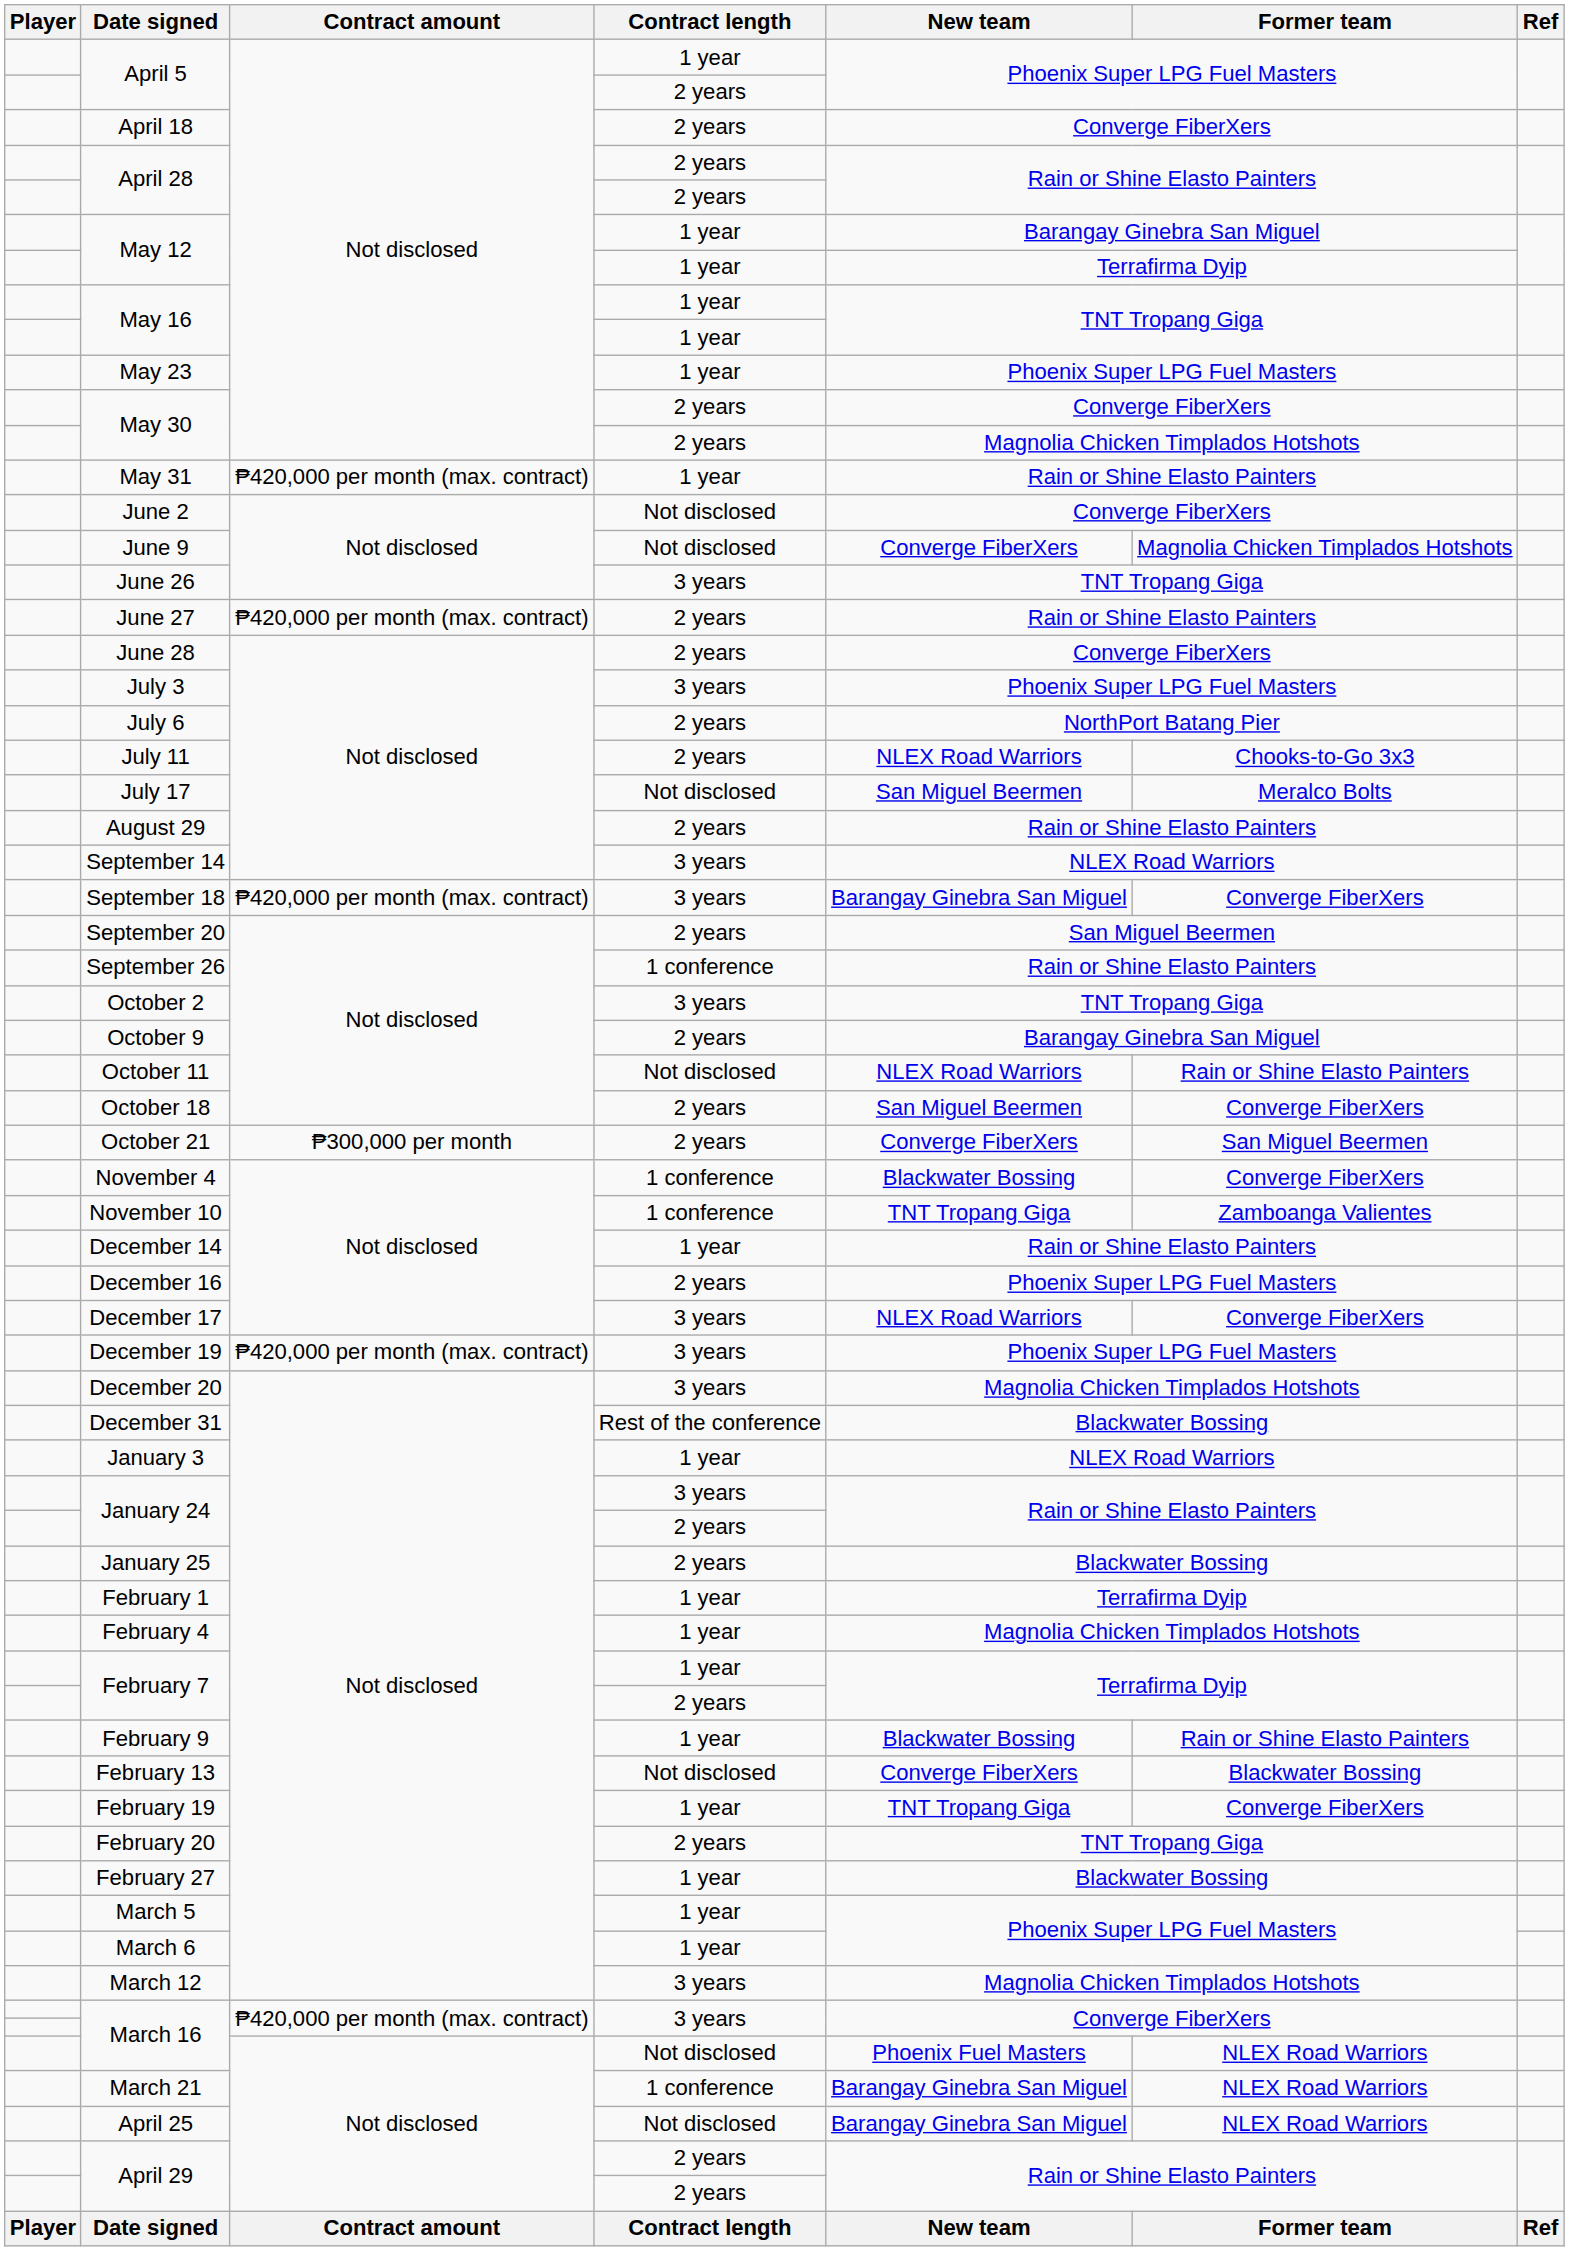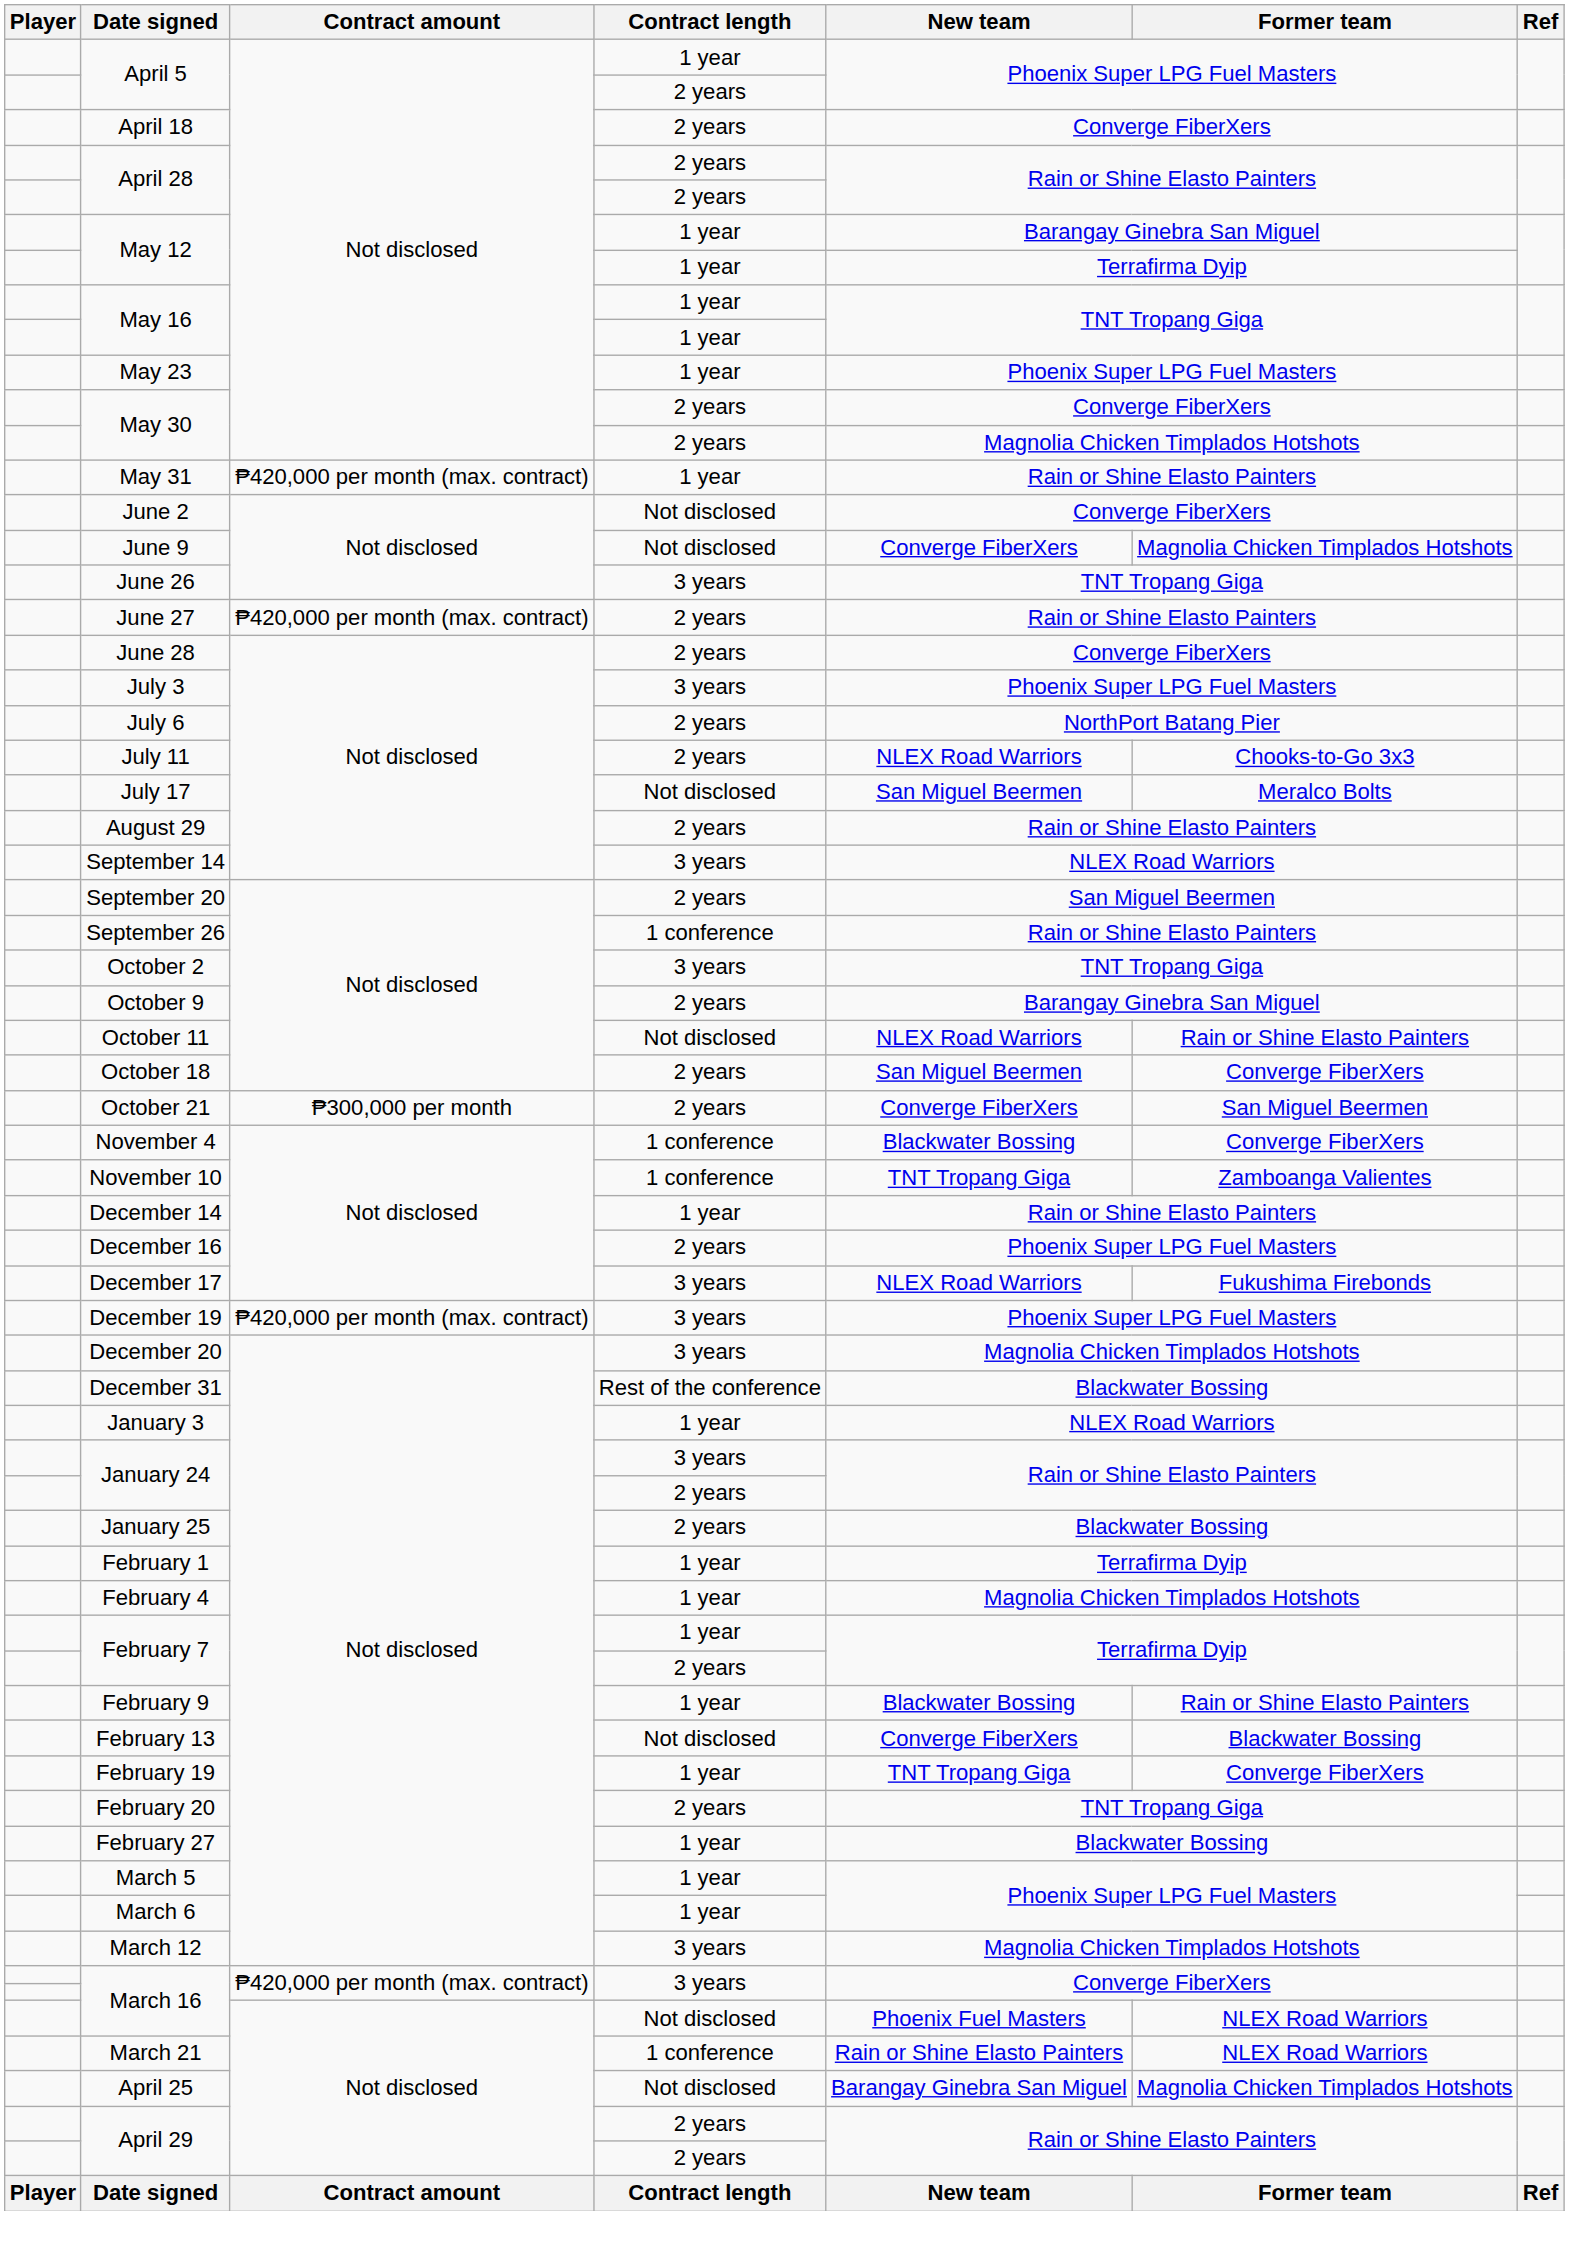- row: (156, 897)
(1325, 1317) Converge FiberXers -> (1325, 1282) Fukushima Firebonds
(979, 2088) Barangay Ginebra San Miguel -> (979, 2053) Rain or Shine Elasto Painters
(1325, 2123) NLEX Road Warriors -> (1325, 2088) Magnolia Chicken Timplados Hotshots
